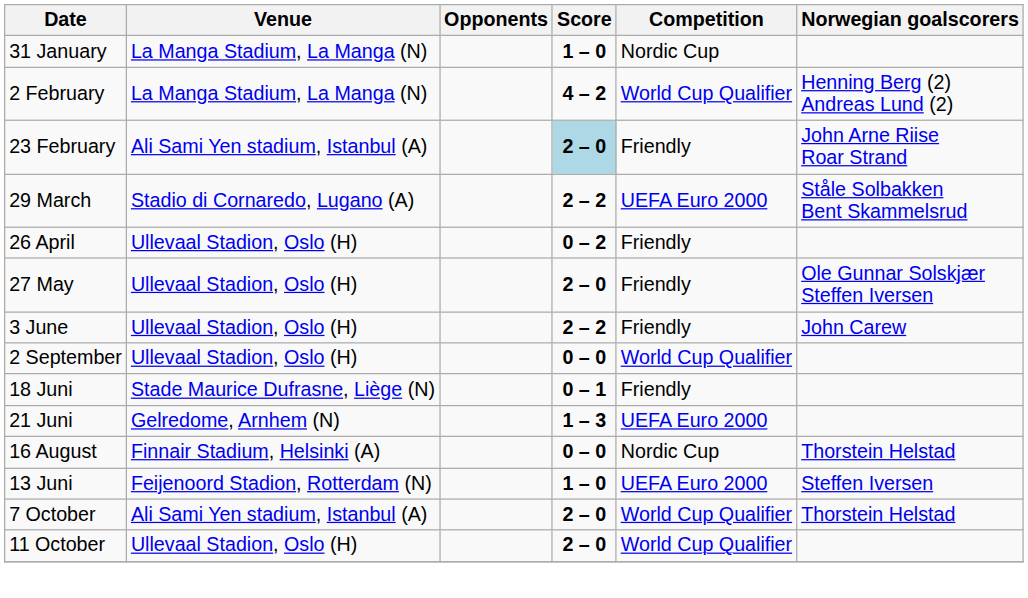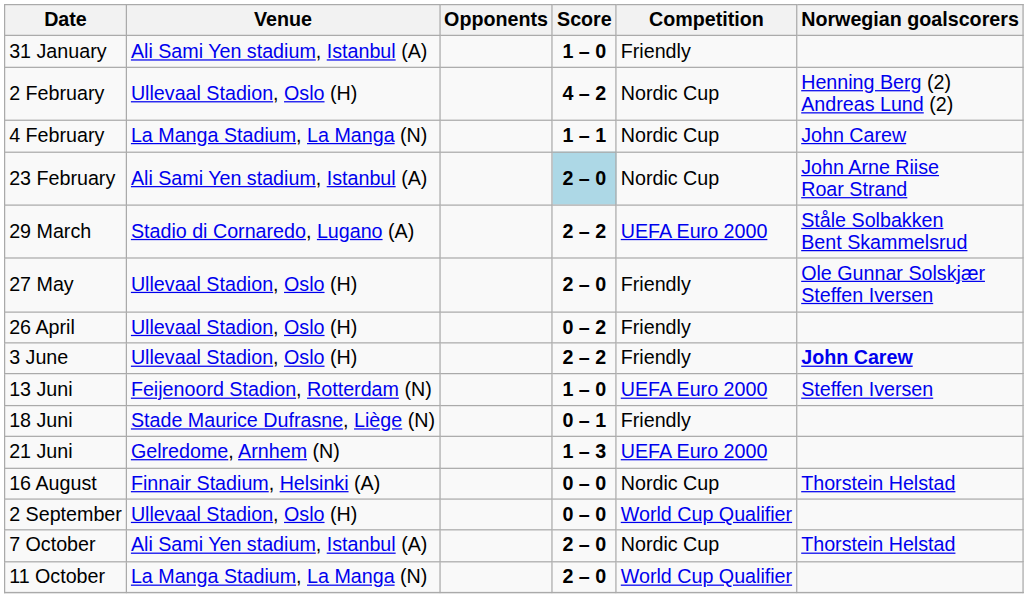(279, 51) La Manga Stadium, La Manga (N) -> (279, 51) Ali Sami Yen stadium, Istanbul (A)
(670, 51) Nordic Cup -> (656, 51) Friendly
(279, 93) La Manga Stadium, La Manga (N) -> (244, 93) Ullevaal Stadion, Oslo (H)
(706, 93) World Cup Qualifier -> (670, 93) Nordic Cup
+ row: (57, 135)
(656, 146) Friendly -> (670, 178) Nordic Cup
rows swapped: (42, 242) <-> (41, 284)
(854, 327) normal -> (857, 358) bold
rows swapped: (41, 483) <-> (65, 358)
(706, 514) World Cup Qualifier -> (670, 545) Nordic Cup
(244, 545) Ullevaal Stadion, Oslo (H) -> (279, 576) La Manga Stadium, La Manga (N)
